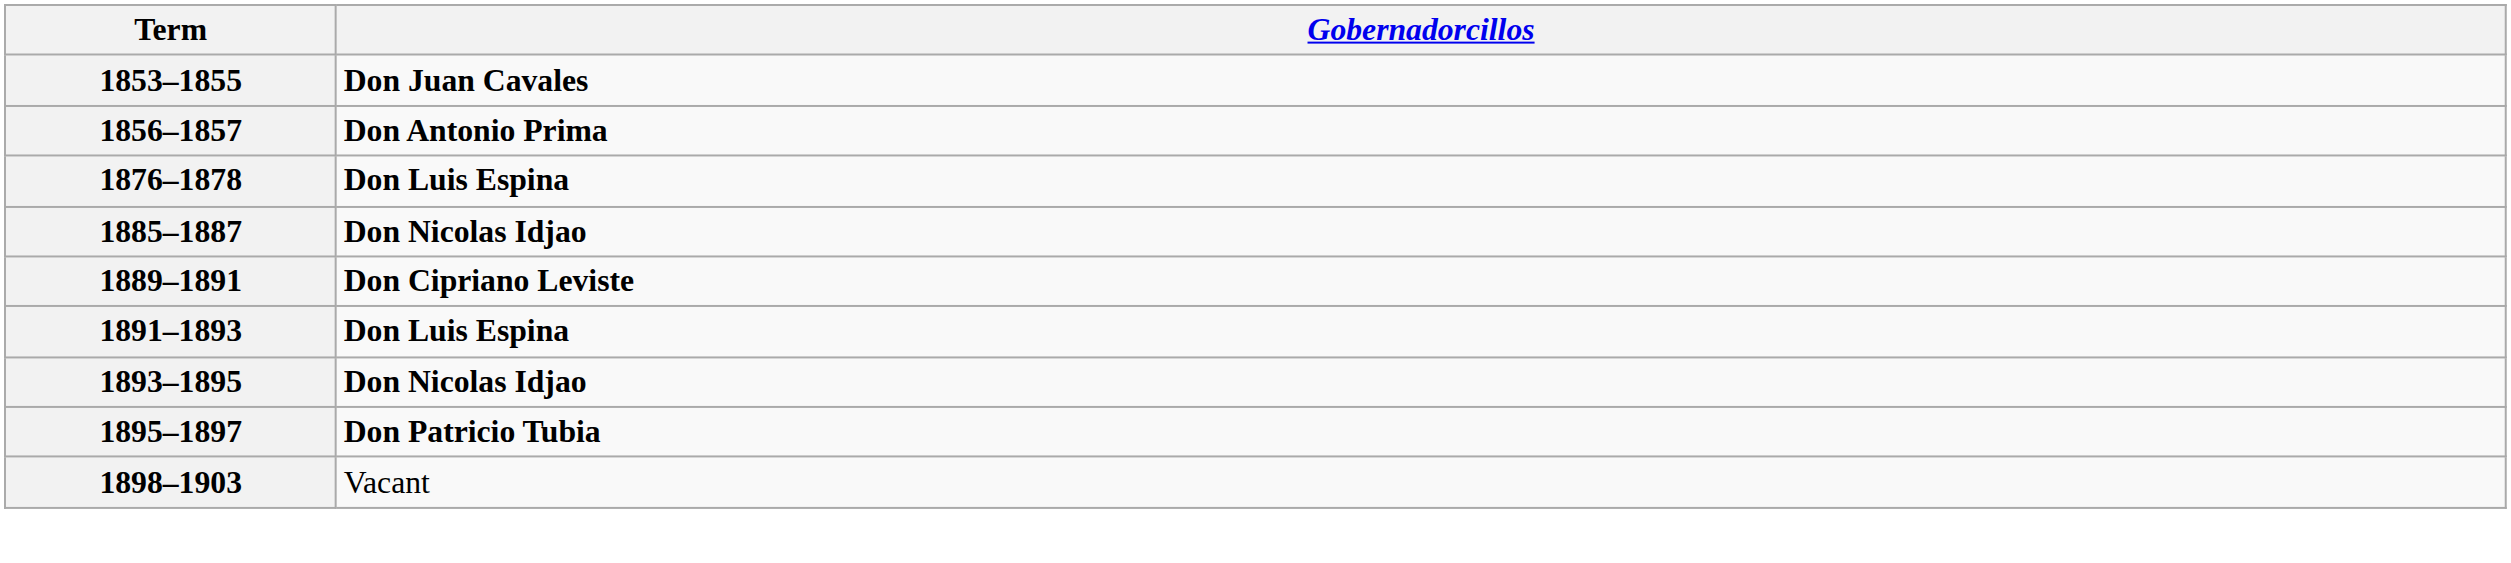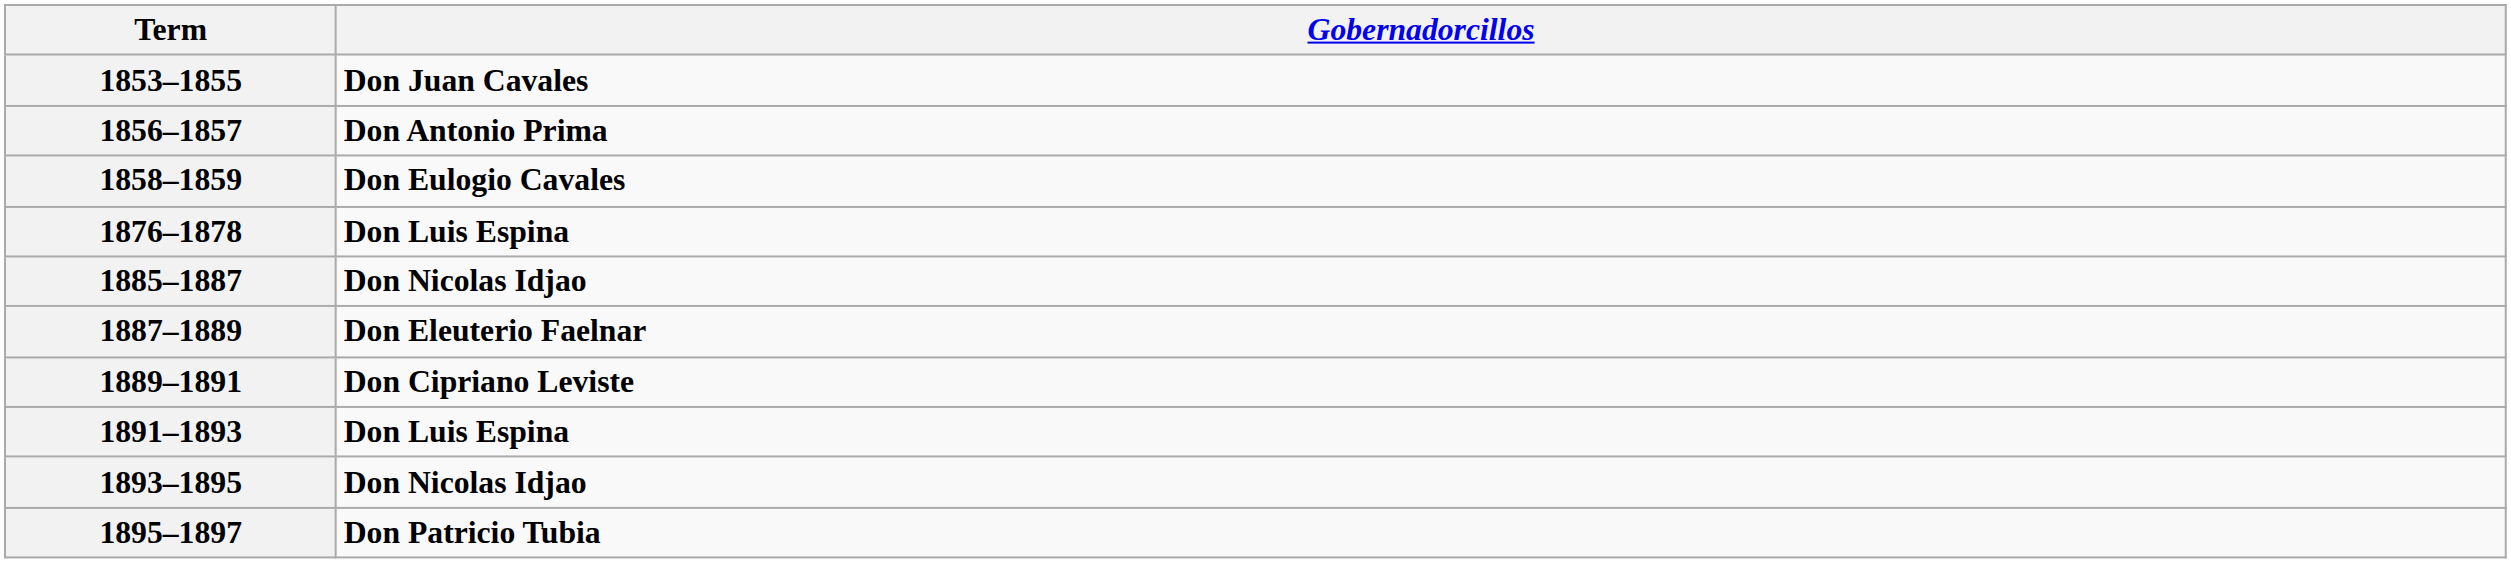+ row: (171, 180)
+ row: (171, 331)
- row: (171, 481)
